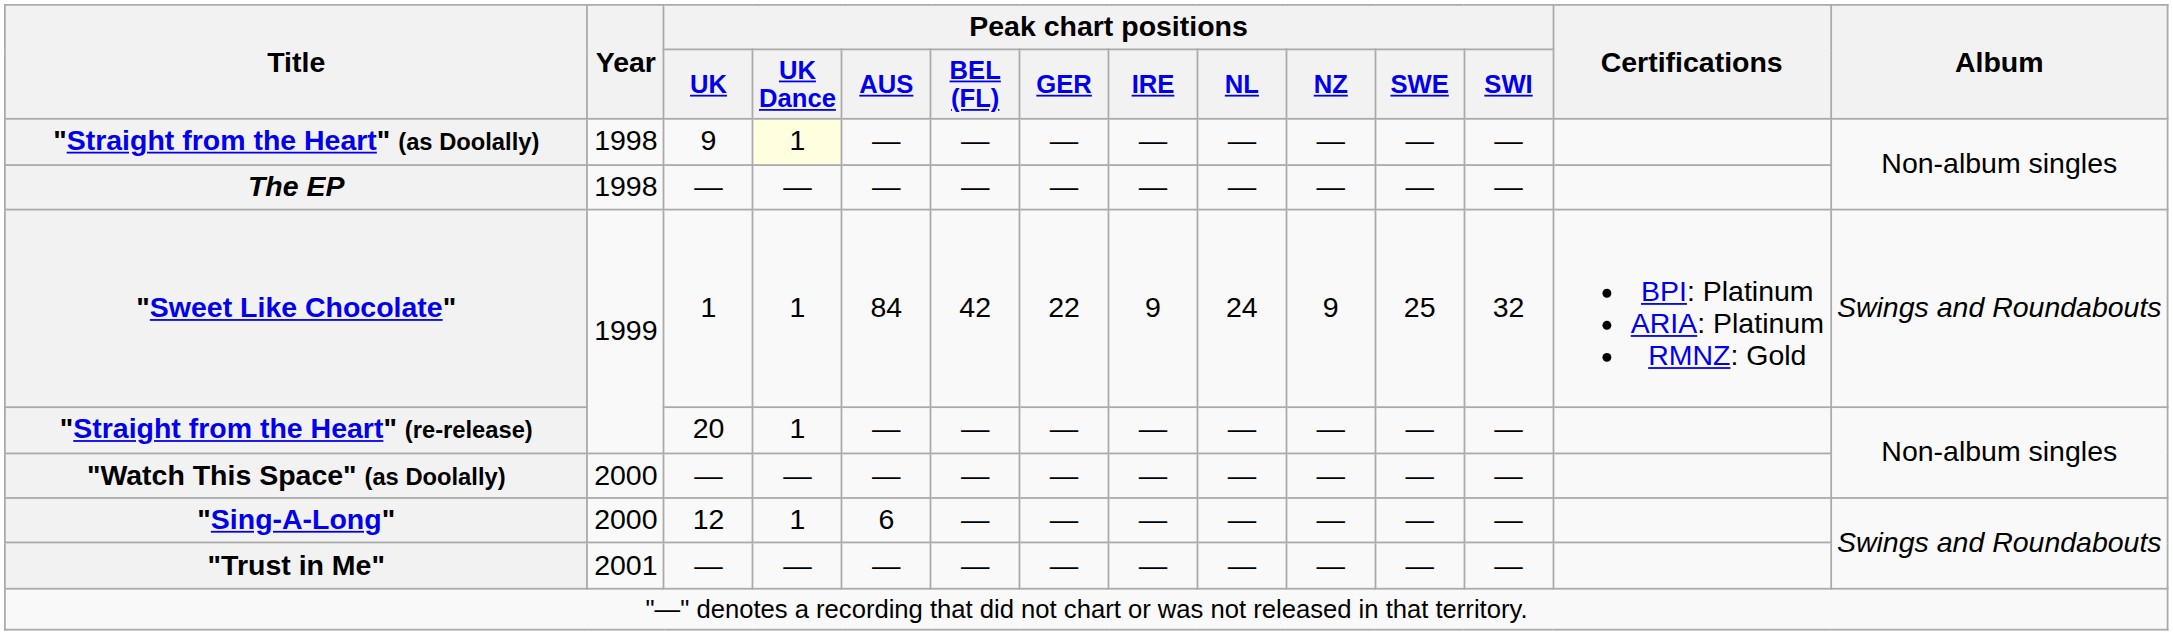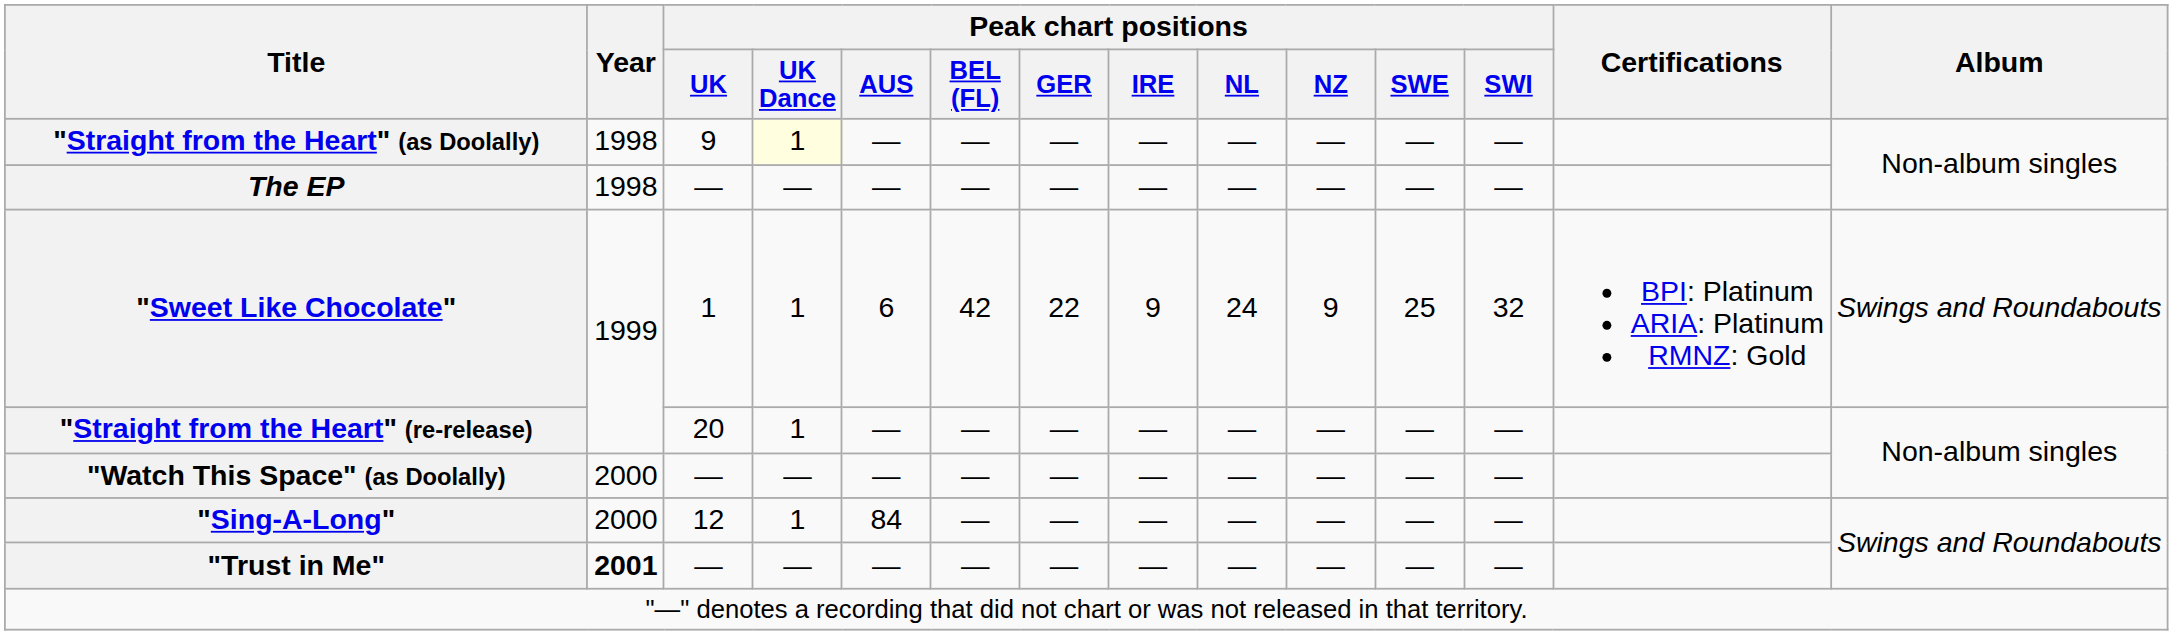(886, 308) 84 -> (886, 308) 6
(886, 520) 6 -> (886, 520) 84
(626, 565) normal -> (626, 565) bold
